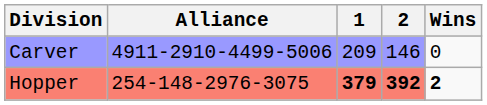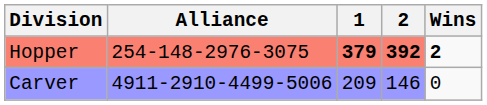rows swapped: (44, 84) <-> (44, 52)
